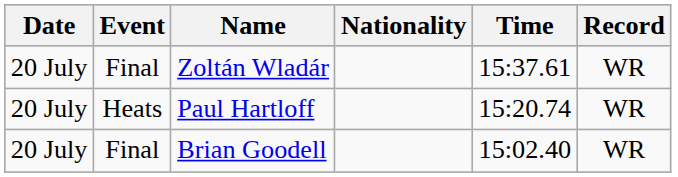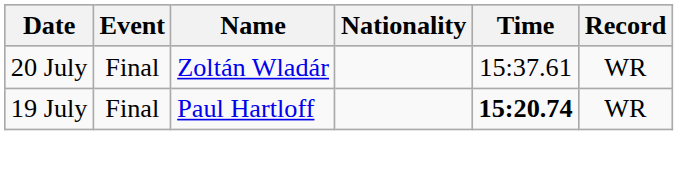(49, 108) 20 July -> (49, 108) 19 July
(132, 108) Heats -> (132, 108) Final
(525, 108) normal -> (526, 108) bold
- row: (252, 150)
